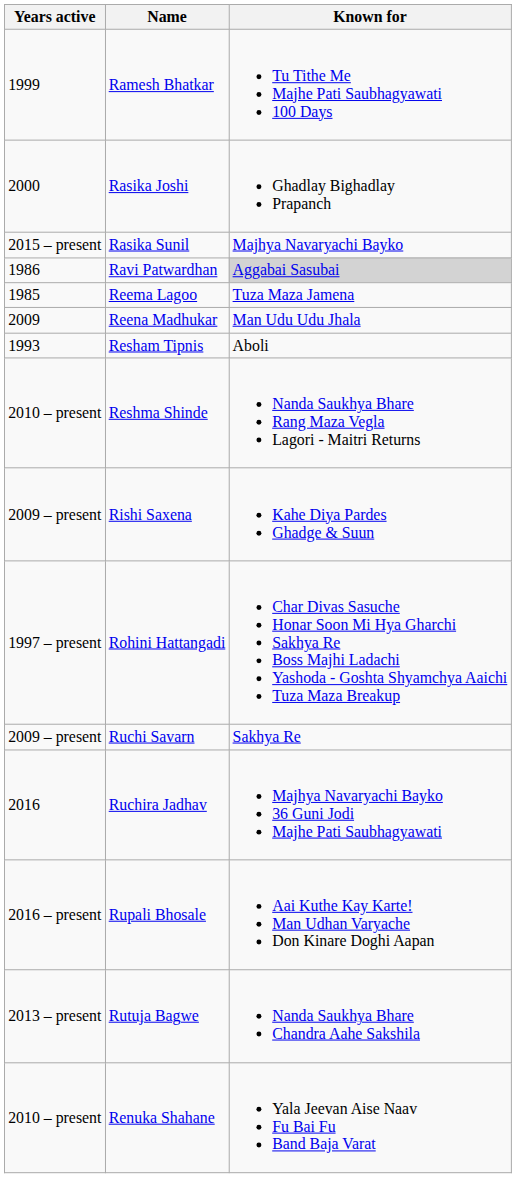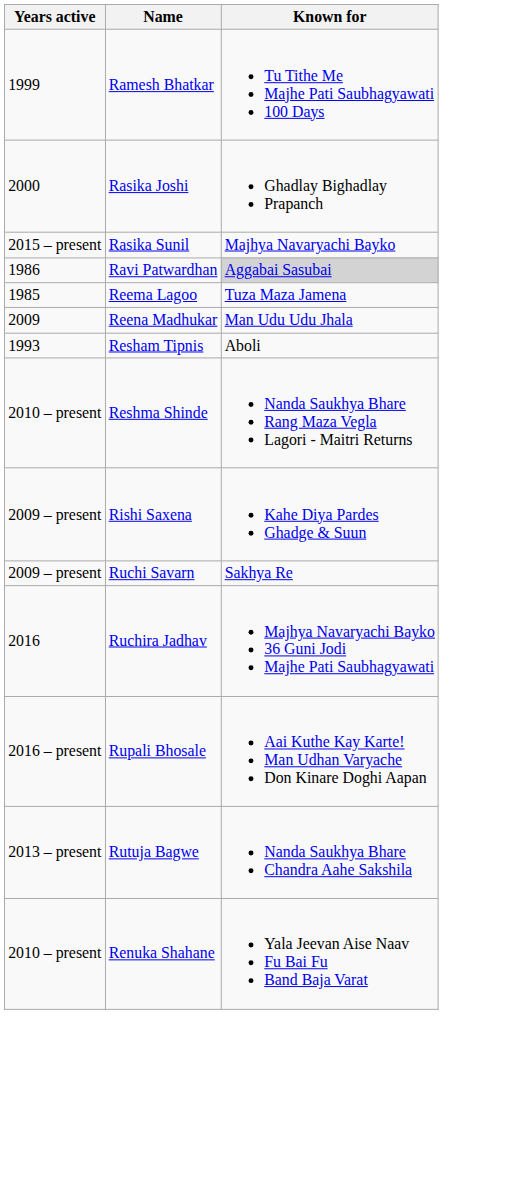- row: (167, 642)
